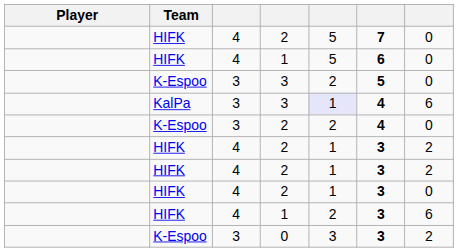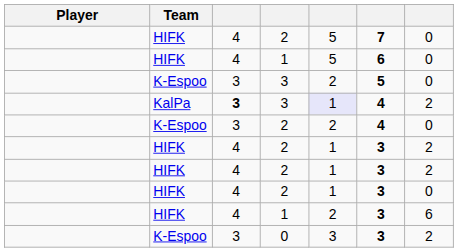(236, 103) normal -> (236, 103) bold
(429, 103) 6 -> (429, 103) 2
